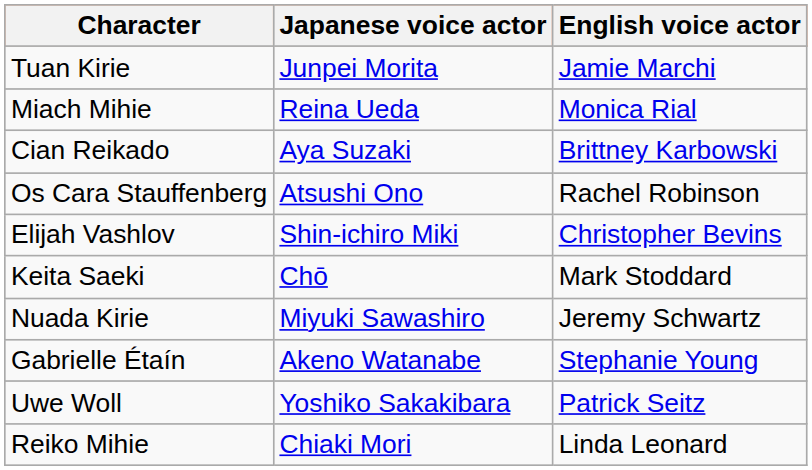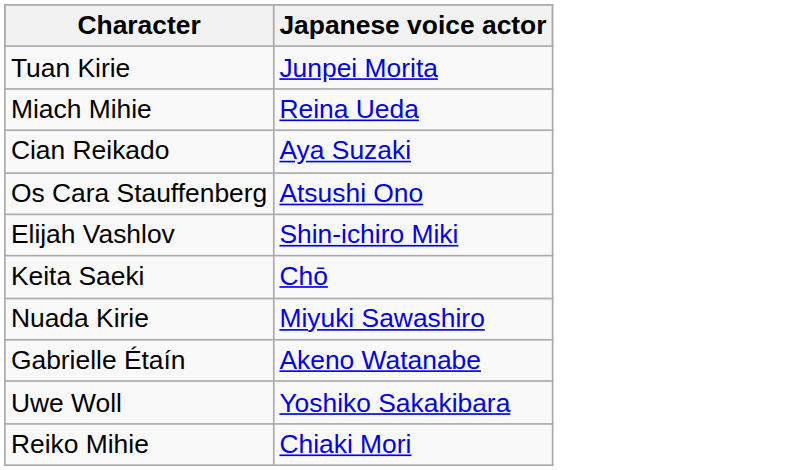- column: (680, 25)
